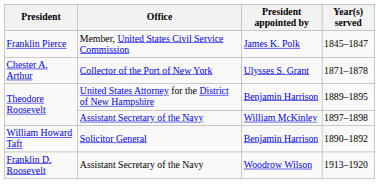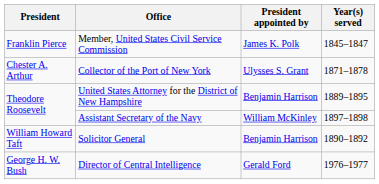- row: (346, 165)
+ row: (346, 165)
